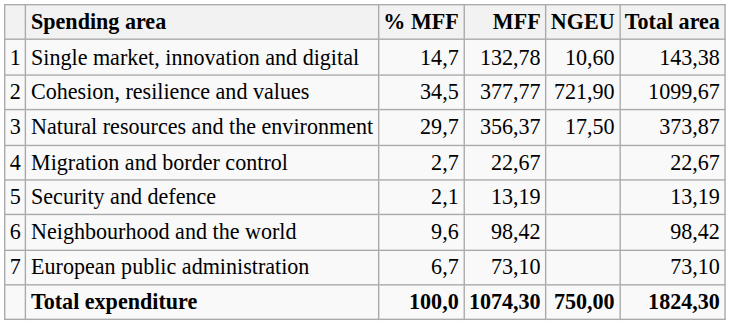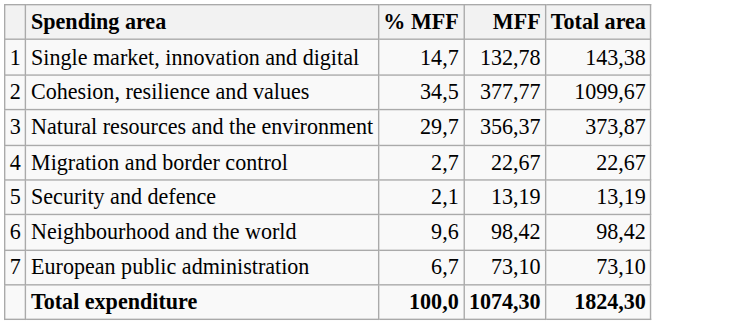- column: (583, 22)
